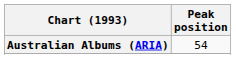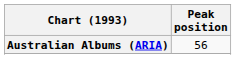(201, 45) 54 -> (201, 45) 56
